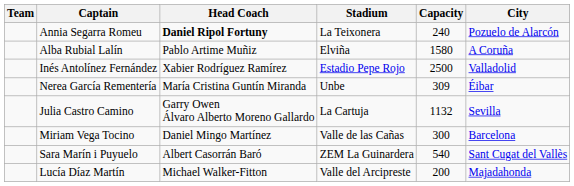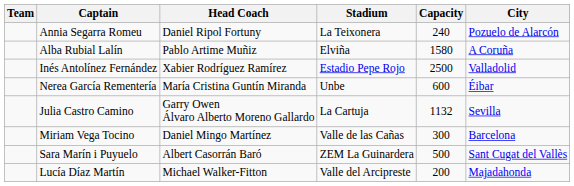(215, 31) bold -> (212, 31) normal
(441, 86) 309 -> (441, 86) 600
(441, 154) 540 -> (441, 154) 500
